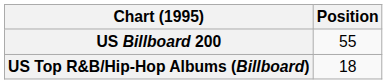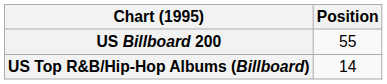(348, 66) 18 -> (348, 66) 14
